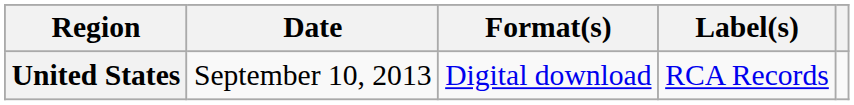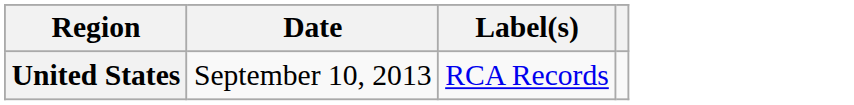- column: (548, 27)
